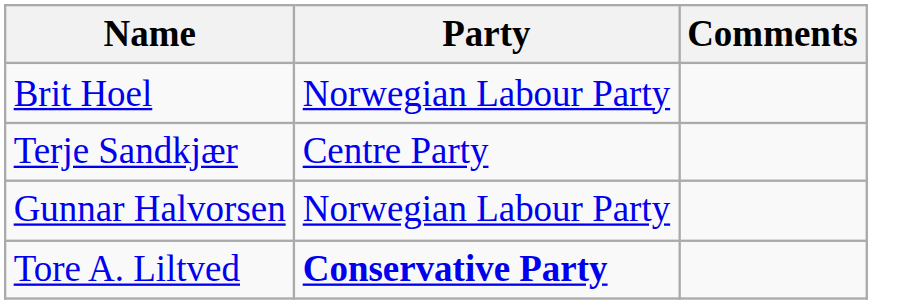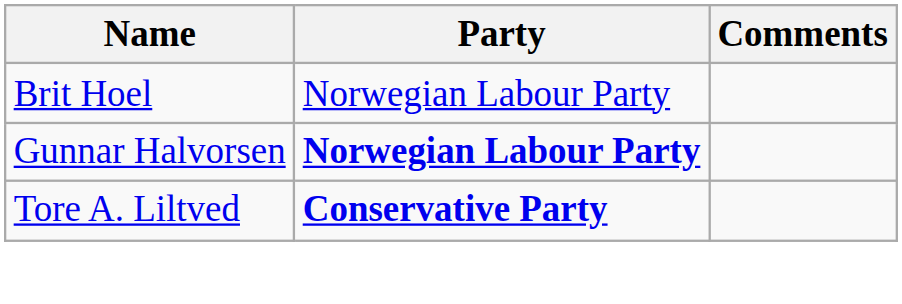- row: (126, 151)
(486, 209) normal -> (502, 151) bold
